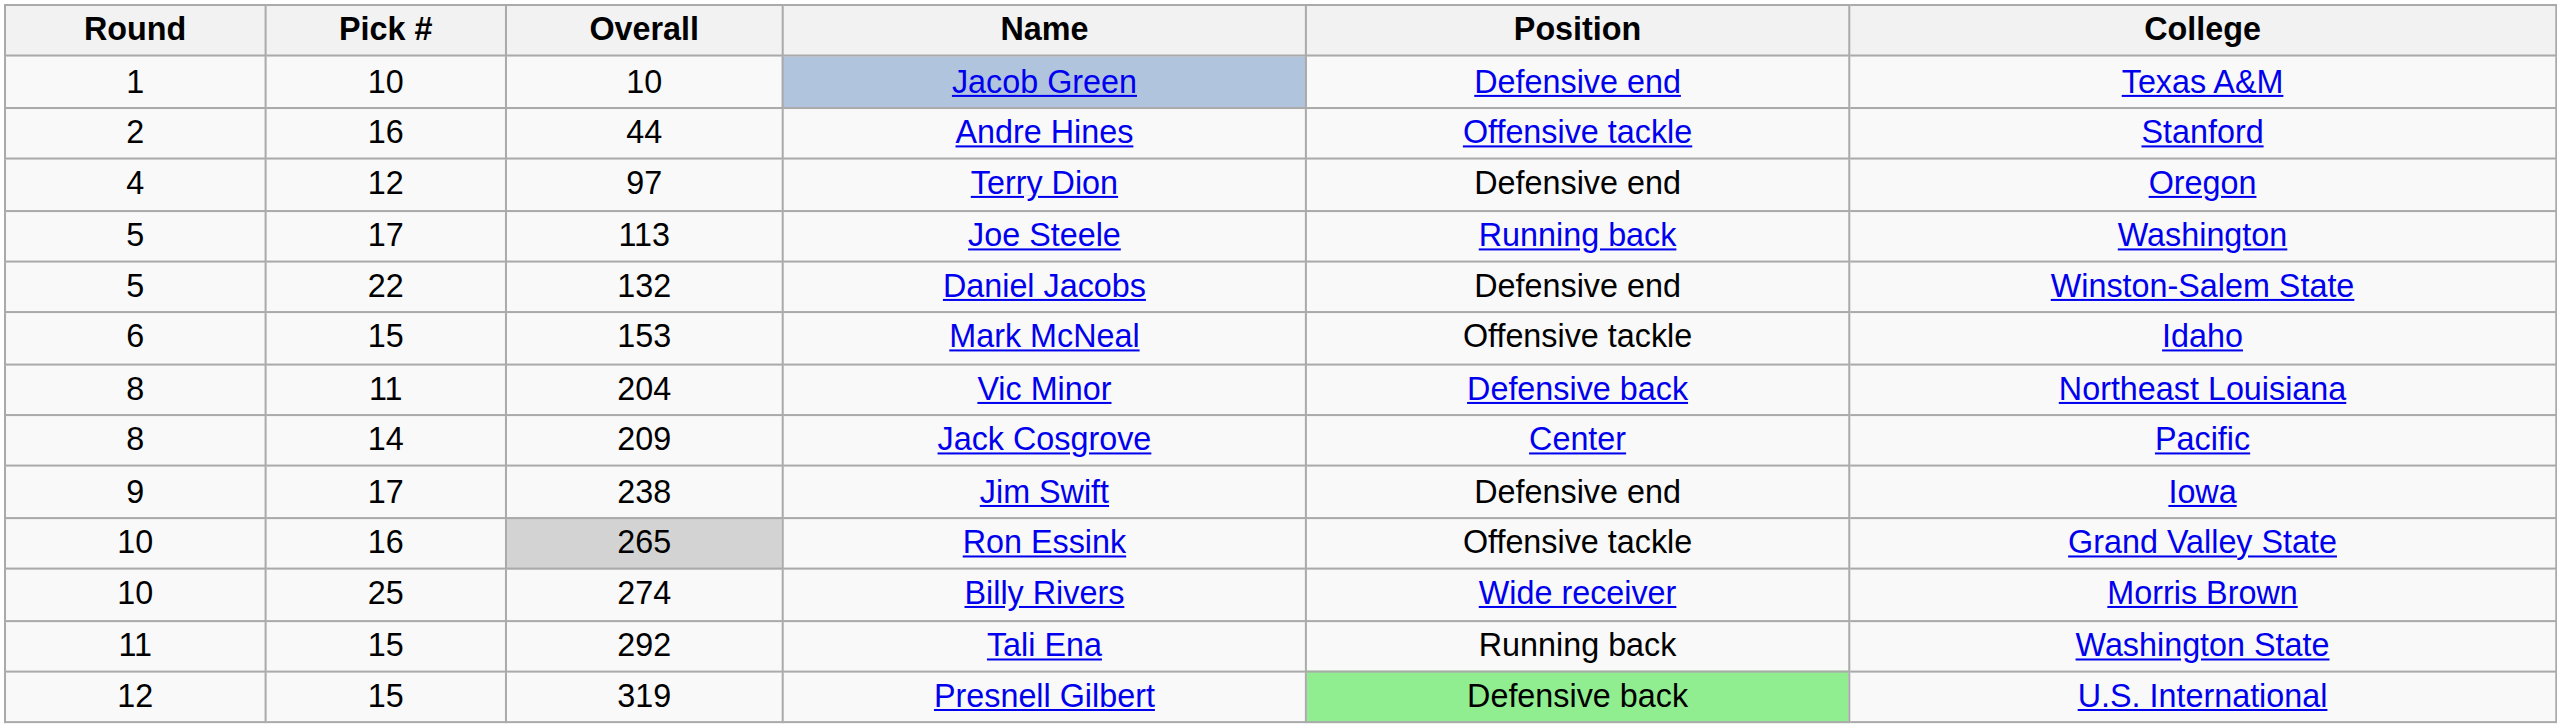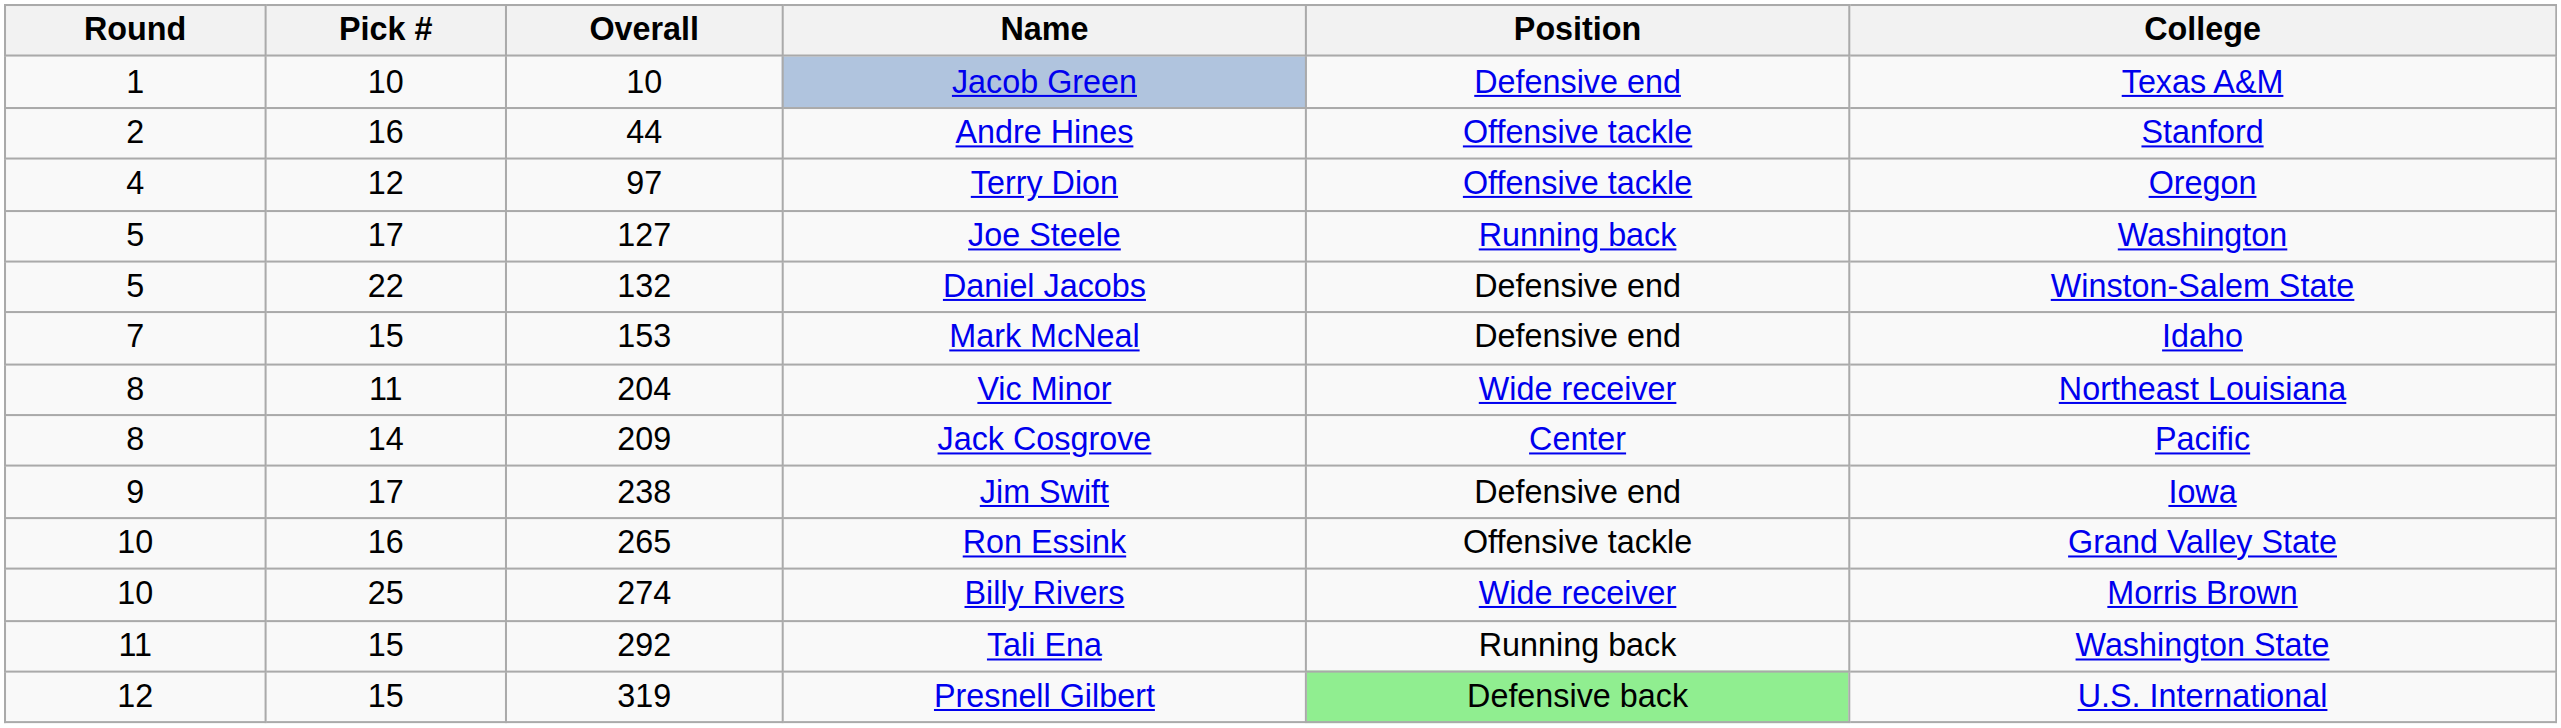(1578, 183) Defensive end -> (1578, 183) Offensive tackle
(644, 235) 113 -> (644, 235) 127
(135, 337) 6 -> (135, 337) 7
(1578, 337) Offensive tackle -> (1578, 337) Defensive end
(1578, 388) Defensive back -> (1578, 388) Wide receiver
(644, 542) lightgrey background -> (644, 542) no background
